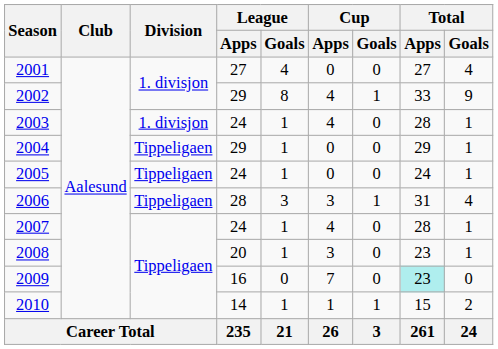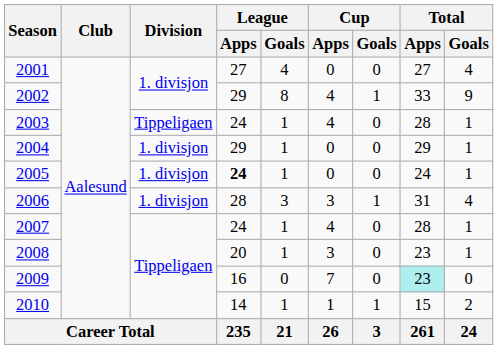(173, 122) 1. divisjon -> (173, 122) Tippeligaen
(173, 148) Tippeligaen -> (173, 148) 1. divisjon
(173, 174) Tippeligaen -> (173, 174) 1. divisjon
(238, 174) normal -> (238, 174) bold
(173, 200) Tippeligaen -> (173, 200) 1. divisjon
